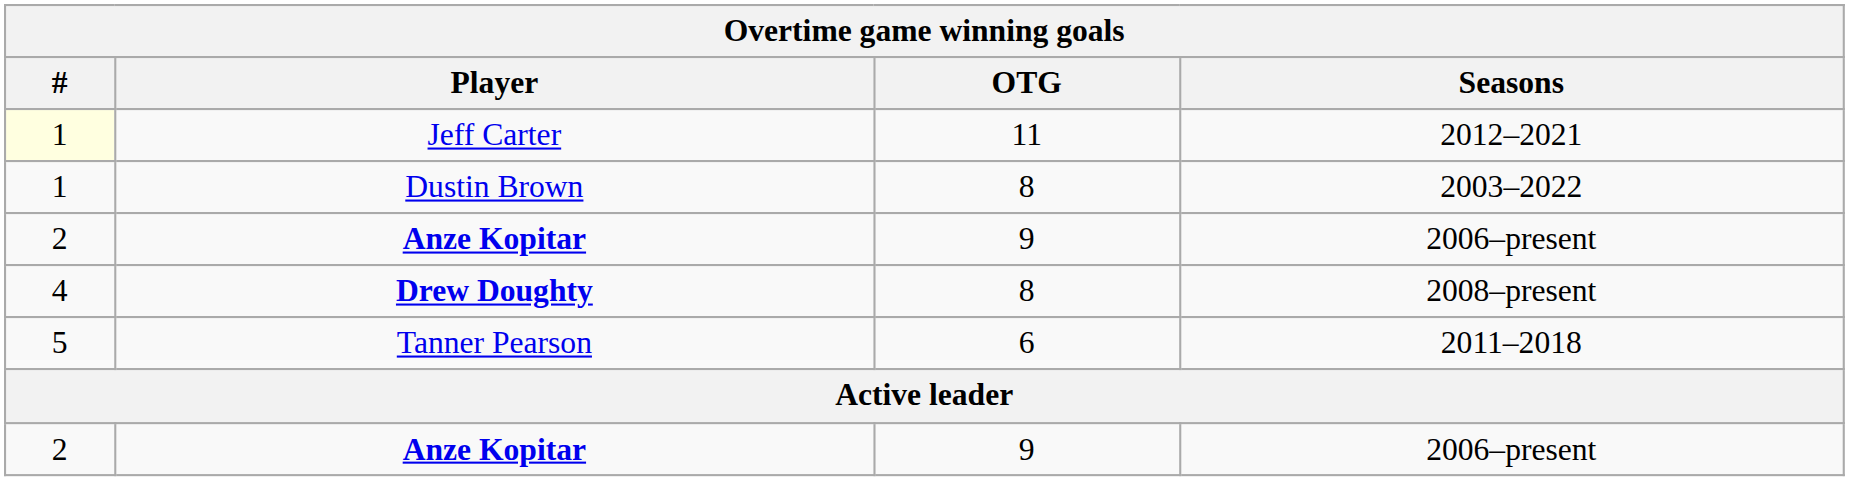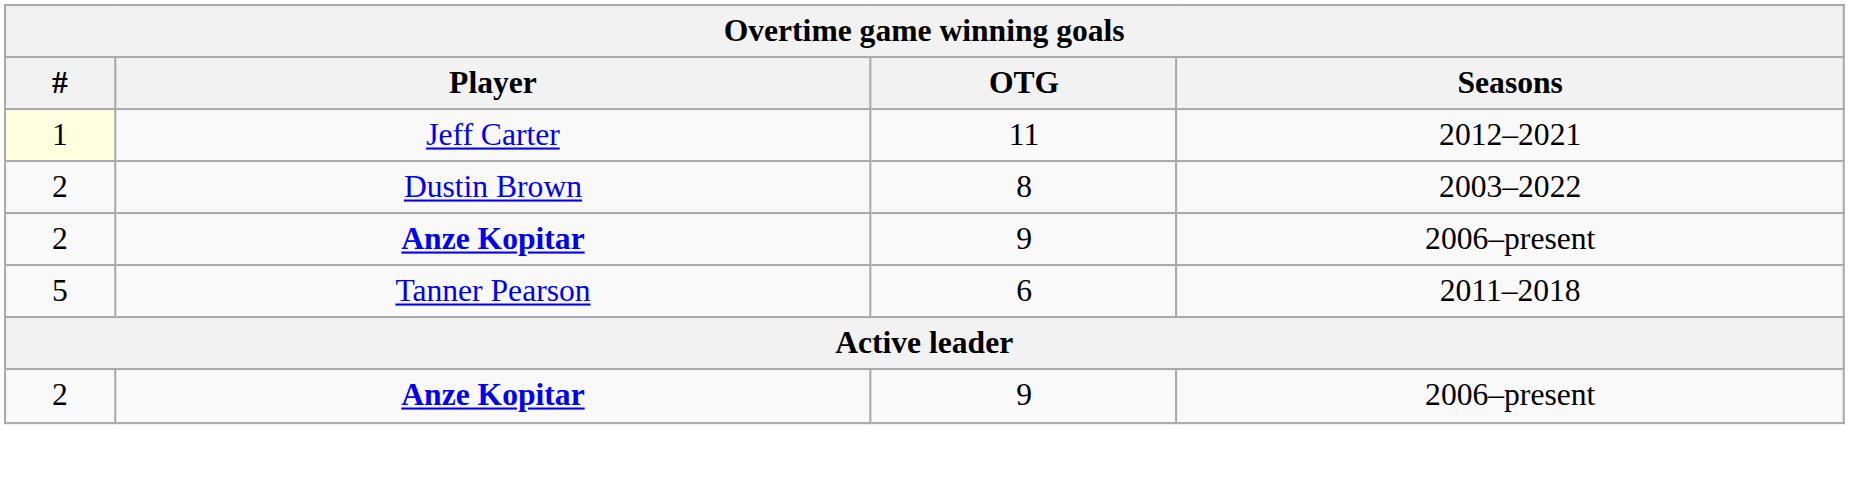(60, 187) 1 -> (60, 187) 2
- row: (494, 291)
